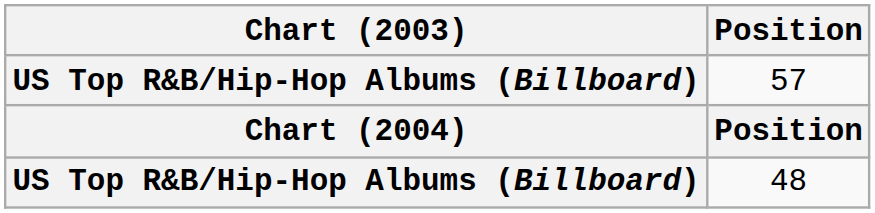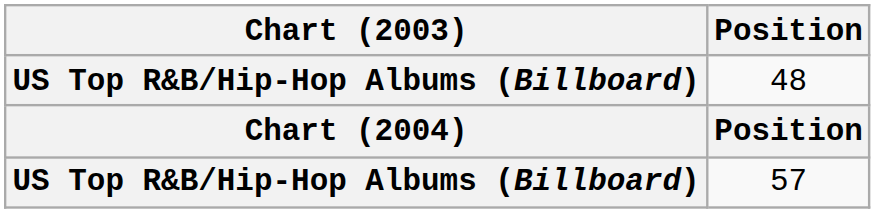rows swapped: (789, 182) <-> (789, 81)
